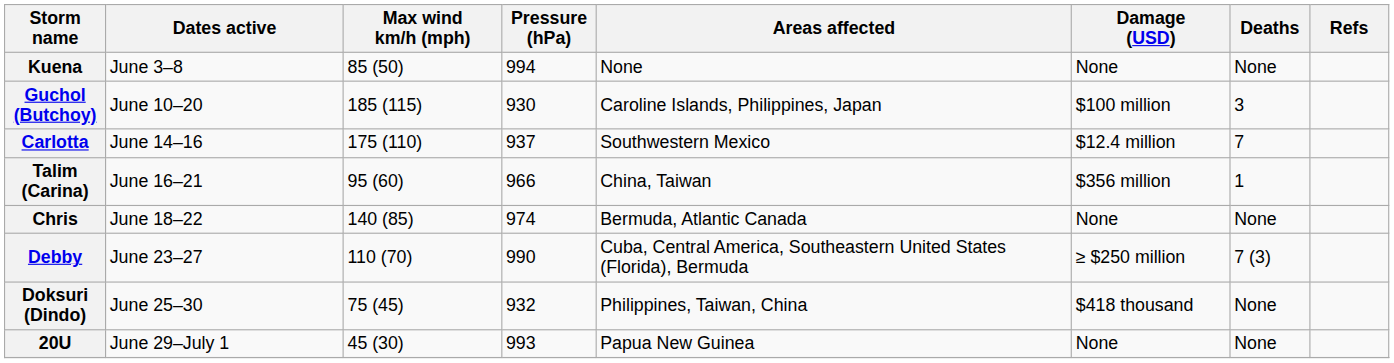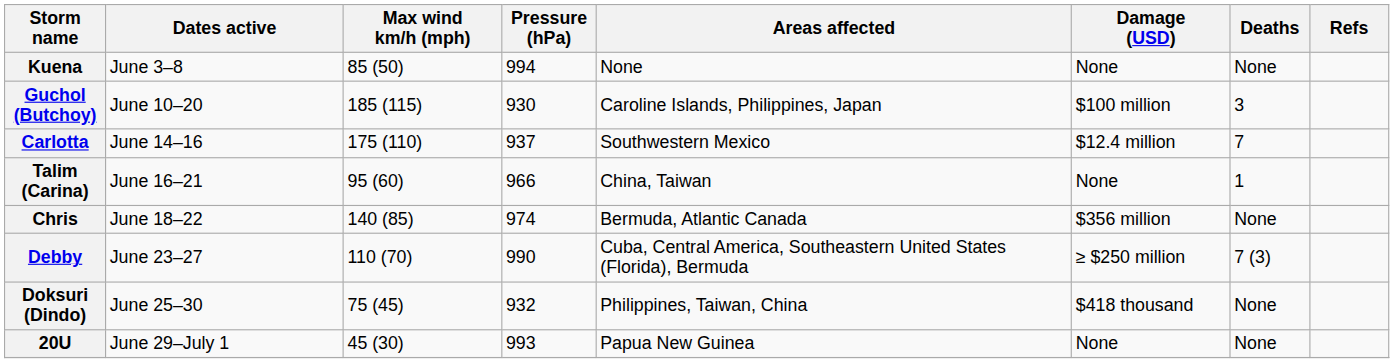(1123, 181) $356 million -> (1097, 181) None
(1097, 219) None -> (1123, 219) $356 million
